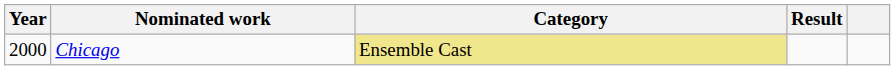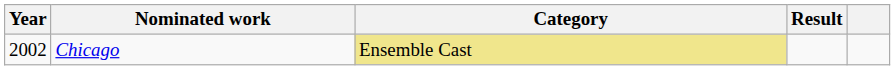(28, 49) 2000 -> (28, 49) 2002
